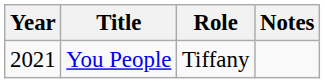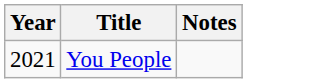- column: (216, 22)
